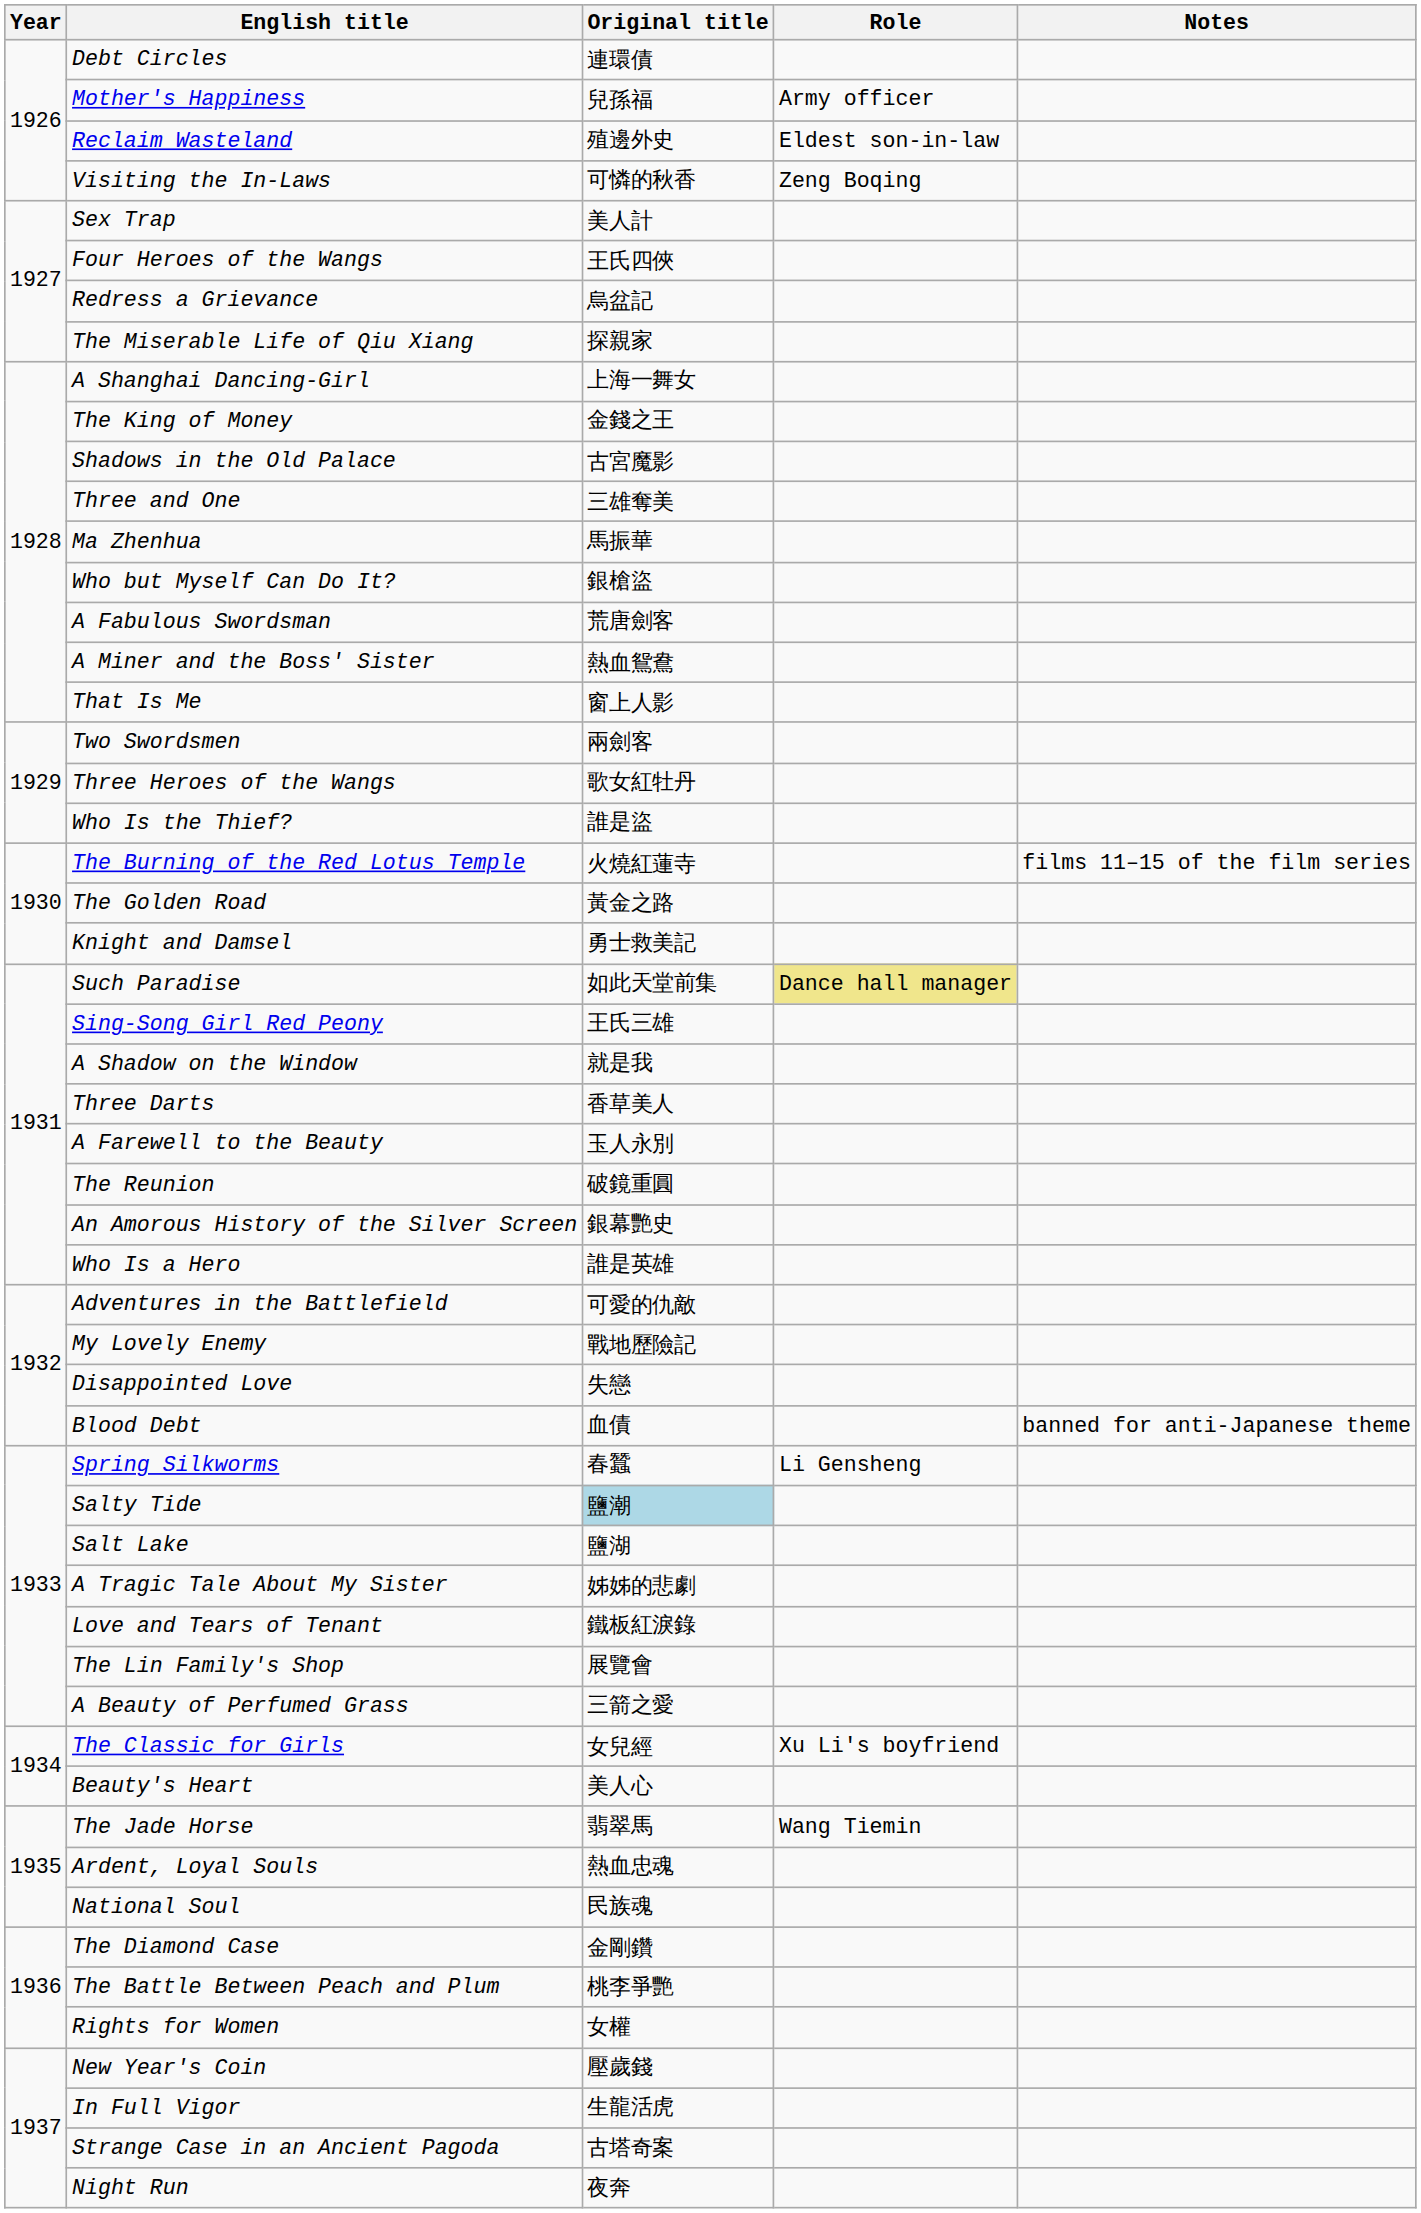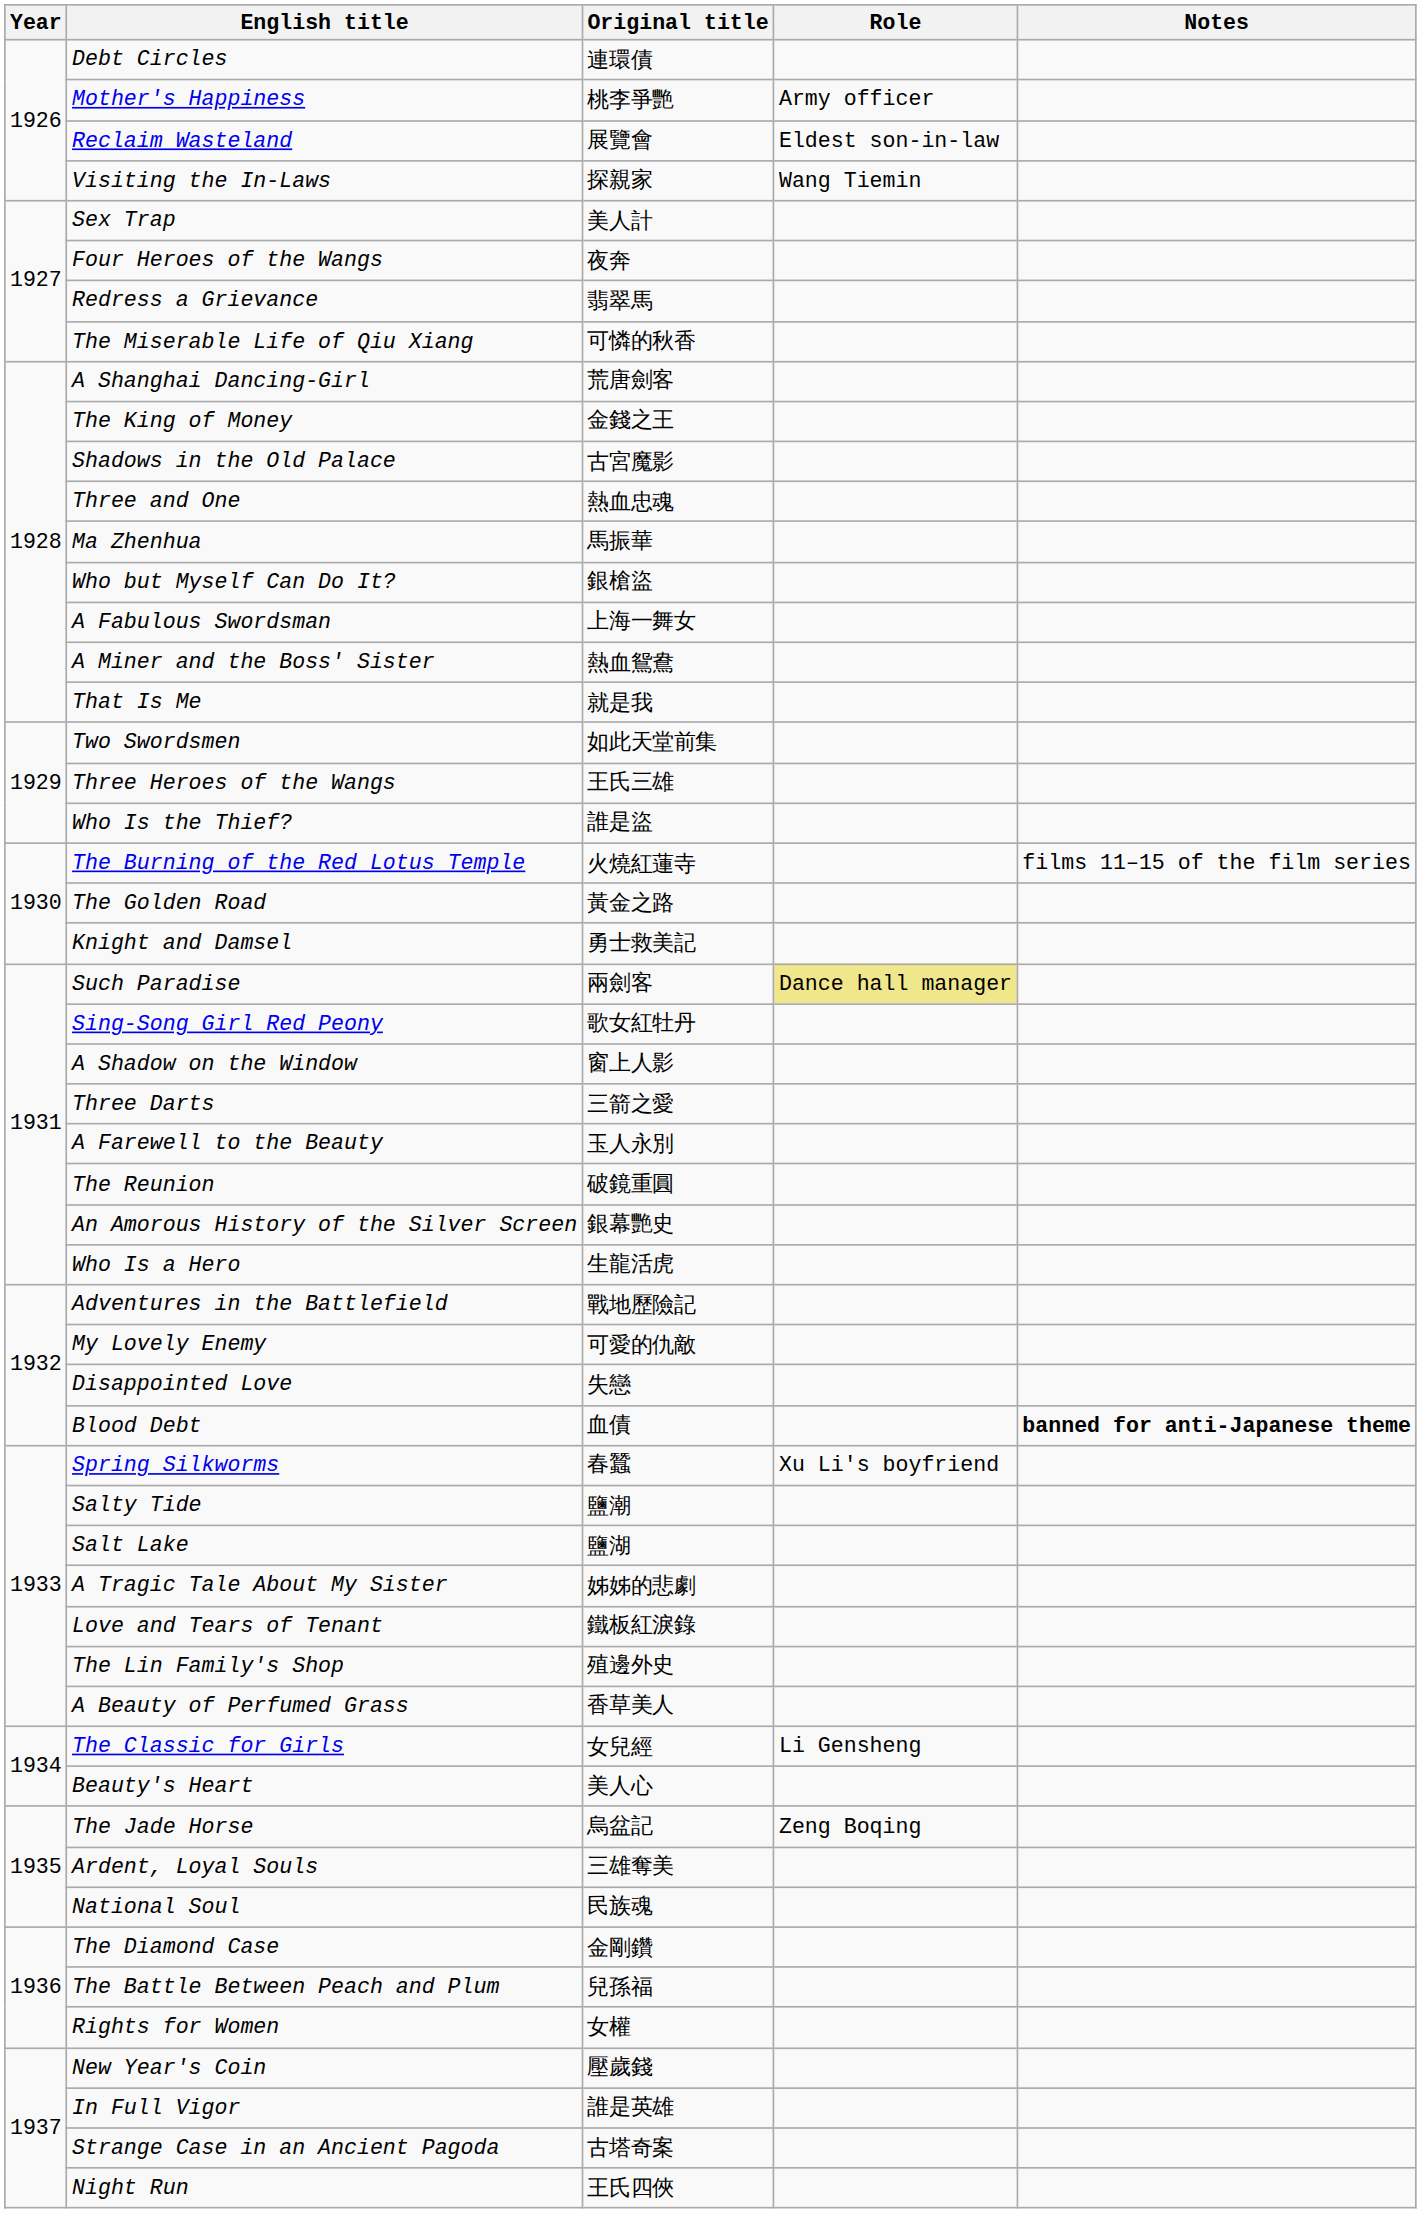(620, 101) 兒孫福 -> (631, 101) 桃李爭艷
(631, 141) 殖邊外史 -> (620, 141) 展覽會
(641, 181) 可憐的秋香 -> (620, 181) 探親家
(850, 181) Zeng Boqing -> (850, 181) Wang Tiemin
(631, 262) 王氏四俠 -> (609, 262) 夜奔
(620, 302) 烏盆記 -> (620, 302) 翡翠馬
(620, 342) 探親家 -> (641, 342) 可憐的秋香
(641, 382) 上海一舞女 -> (631, 382) 荒唐劍客
(631, 503) 三雄奪美 -> (631, 503) 熱血忠魂
(631, 623) 荒唐劍客 -> (641, 623) 上海一舞女
(631, 703) 窗上人影 -> (620, 703) 就是我
(620, 743) 兩劍客 -> (652, 743) 如此天堂前集
(641, 784) 歌女紅牡丹 -> (631, 784) 王氏三雄
(652, 984) 如此天堂前集 -> (620, 984) 兩劍客
(631, 1025) 王氏三雄 -> (641, 1025) 歌女紅牡丹
(620, 1065) 就是我 -> (631, 1065) 窗上人影
(631, 1105) 香草美人 -> (631, 1105) 三箭之愛
(631, 1265) 誰是英雄 -> (631, 1265) 生龍活虎
(641, 1306) 可愛的仇敵 -> (641, 1306) 戰地歷險記
(641, 1346) 戰地歷險記 -> (641, 1346) 可愛的仇敵
(1217, 1425) normal -> (1217, 1425) bold
(850, 1465) Li Gensheng -> (889, 1465) Xu Li's boyfriend
(609, 1506) lightblue background -> (609, 1506) no background
(620, 1667) 展覽會 -> (631, 1667) 殖邊外史
(631, 1707) 三箭之愛 -> (631, 1707) 香草美人
(889, 1746) Xu Li's boyfriend -> (850, 1746) Li Gensheng
(620, 1828) 翡翠馬 -> (620, 1828) 烏盆記
(850, 1827) Wang Tiemin -> (850, 1827) Zeng Boqing
(631, 1868) 熱血忠魂 -> (631, 1868) 三雄奪美
(631, 1988) 桃李爭艷 -> (620, 1988) 兒孫福
(631, 2109) 生龍活虎 -> (631, 2109) 誰是英雄
(609, 2189) 夜奔 -> (631, 2189) 王氏四俠
